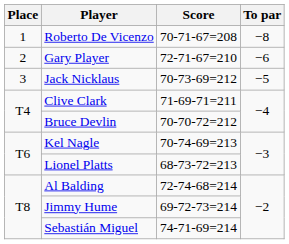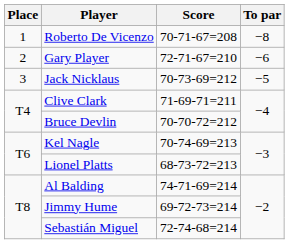(198, 185) 72-74-68=214 -> (198, 185) 74-71-69=214
(198, 228) 74-71-69=214 -> (198, 228) 72-74-68=214
